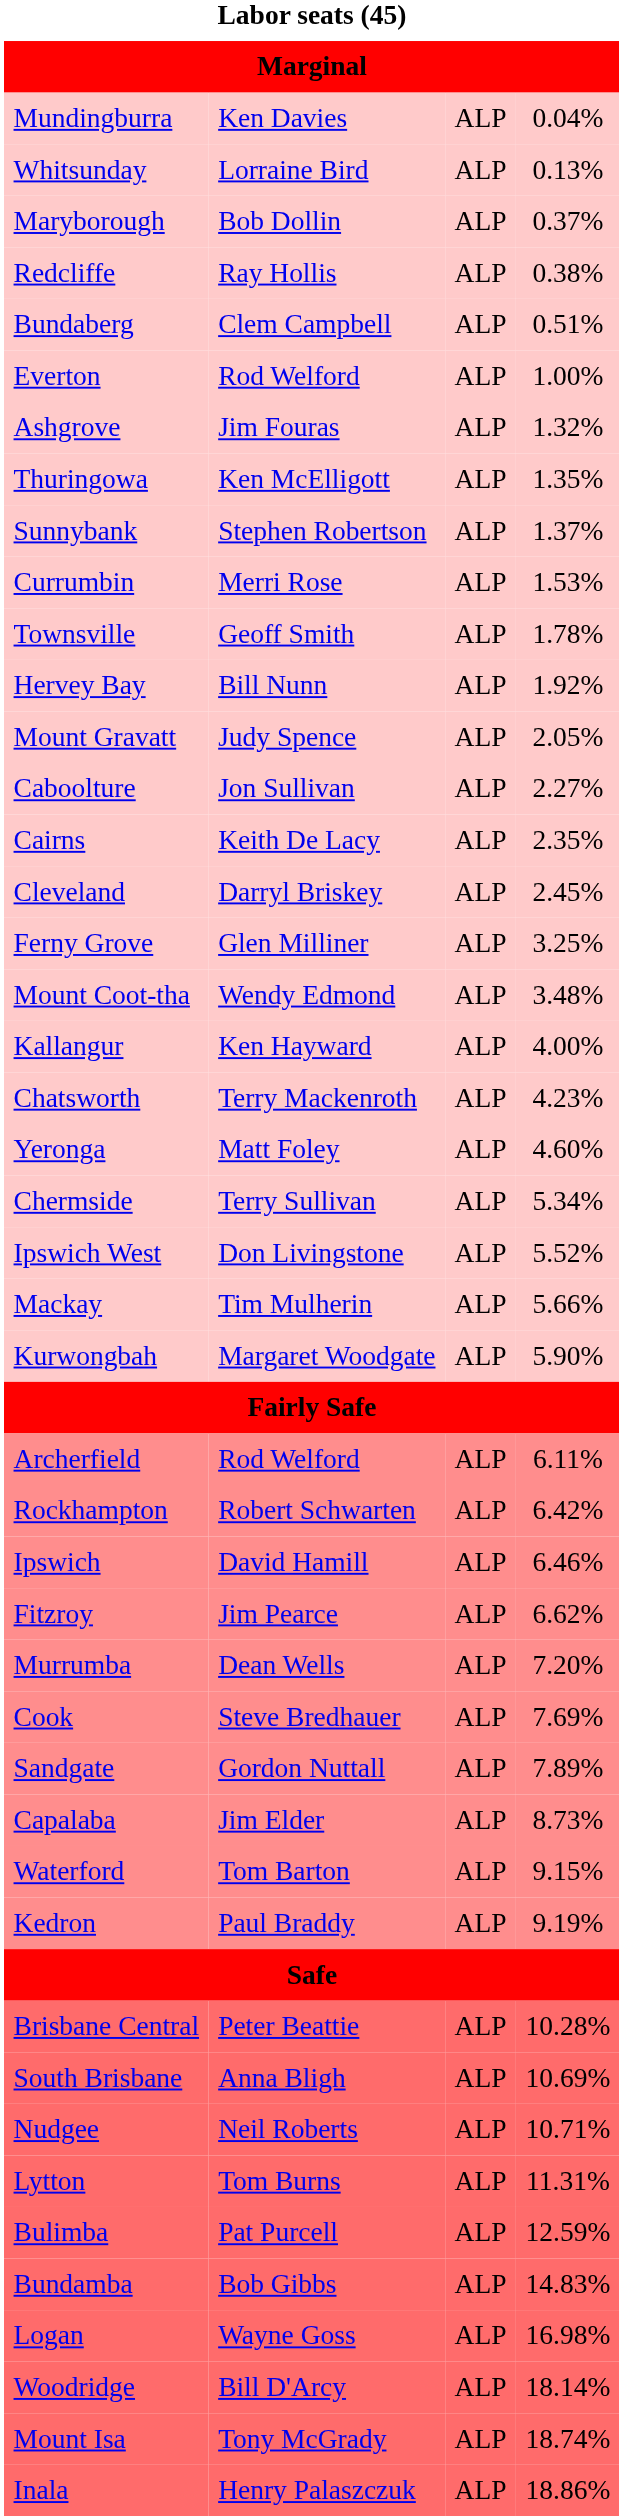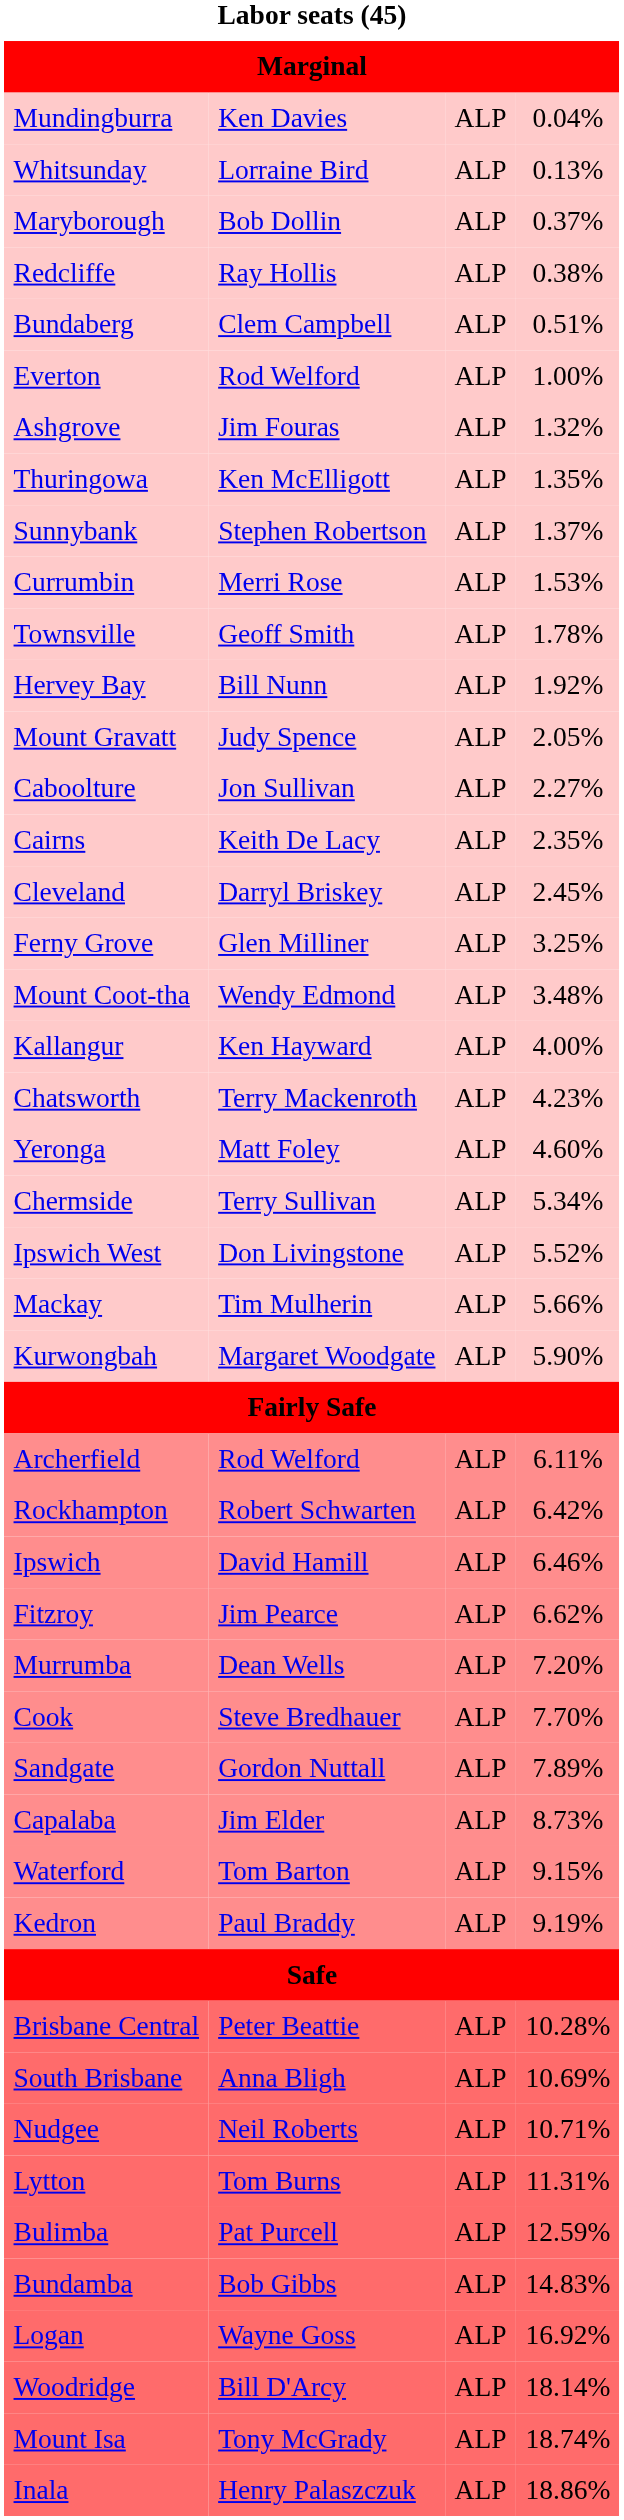(568, 1716) 7.69% -> (568, 1716) 7.70%
(568, 2334) 16.98% -> (568, 2334) 16.92%
